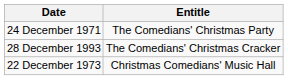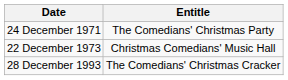rows swapped: (54, 65) <-> (54, 48)
